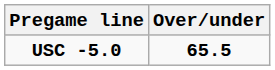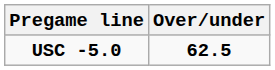(209, 50) 65.5 -> (209, 50) 62.5
